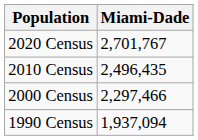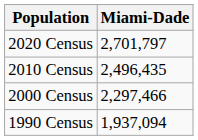(134, 43) 2,701,767 -> (134, 43) 2,701,797
